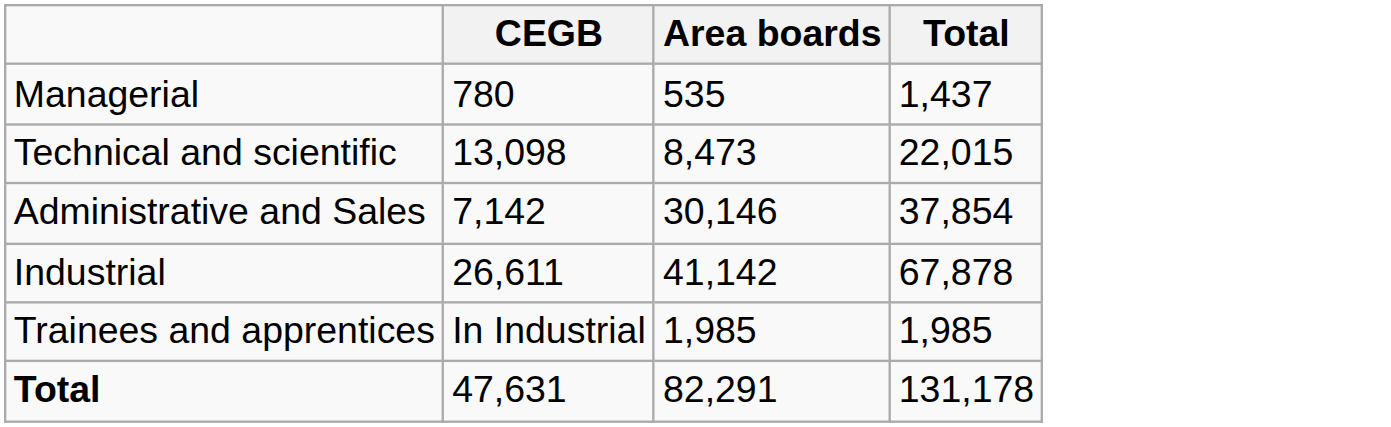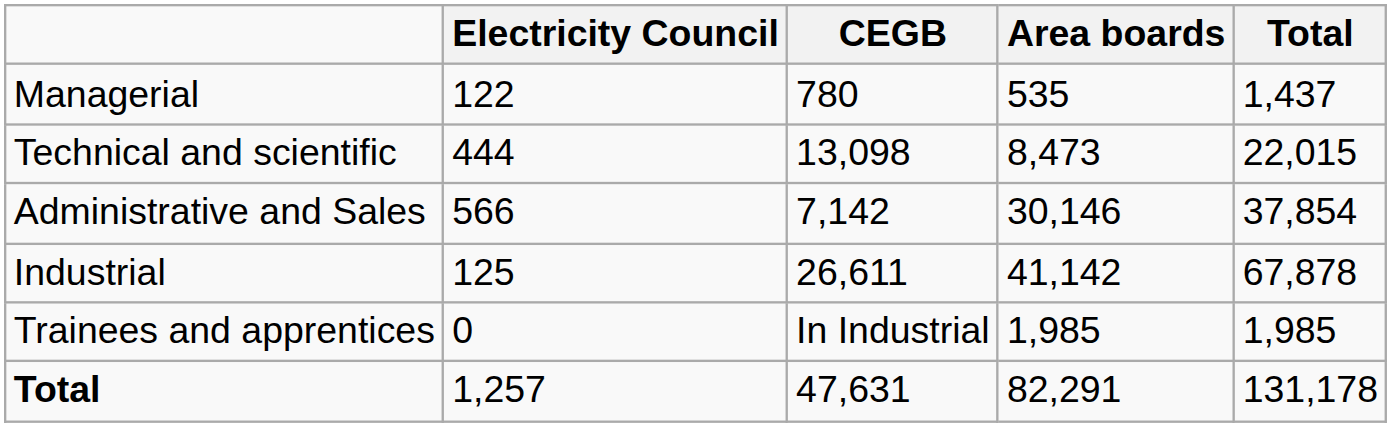+ column: (616, 34)
